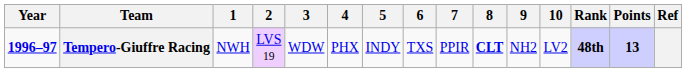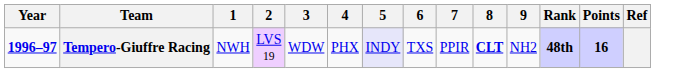- column: (556, 16)
(383, 47) no background -> (383, 47) lavender background
(632, 47) 13 -> (601, 47) 16
